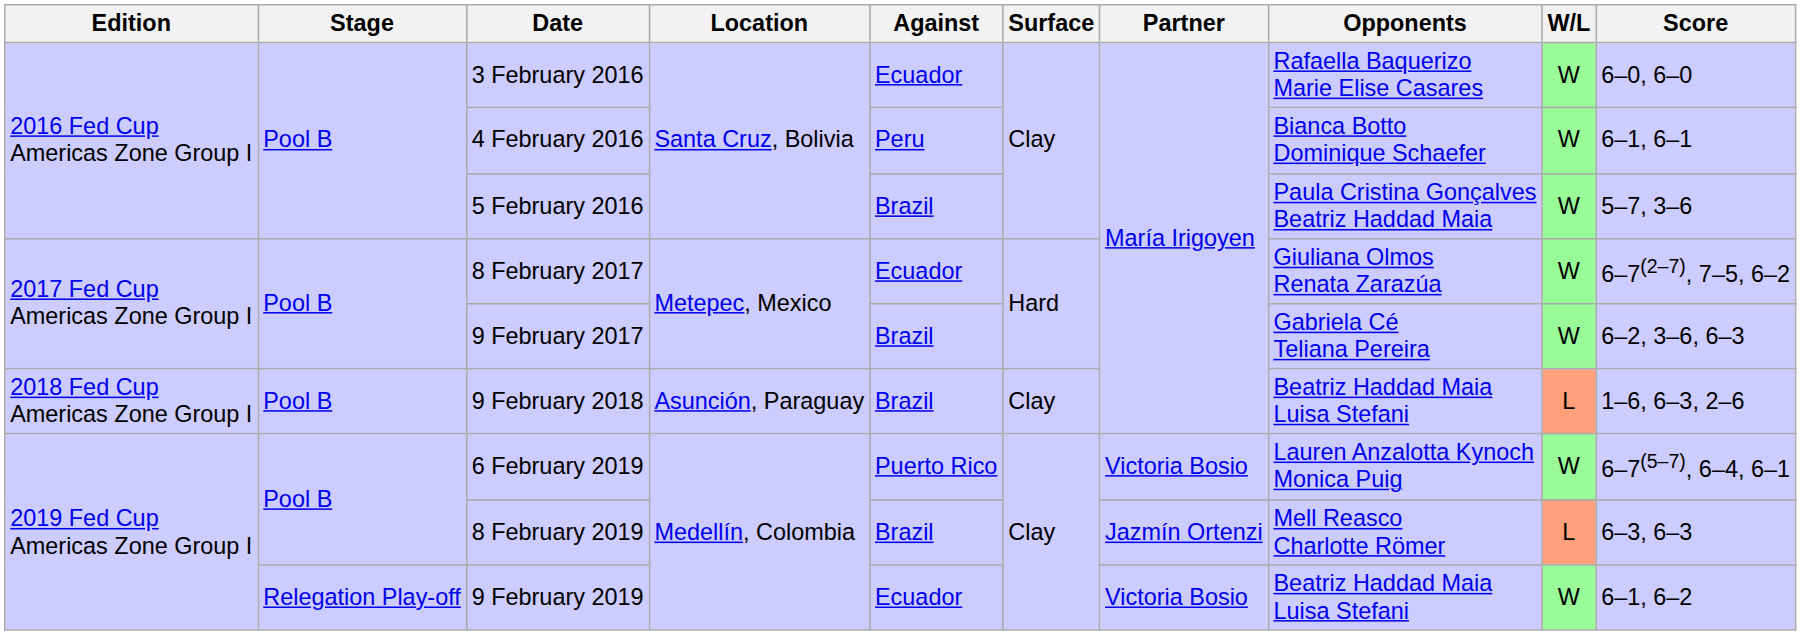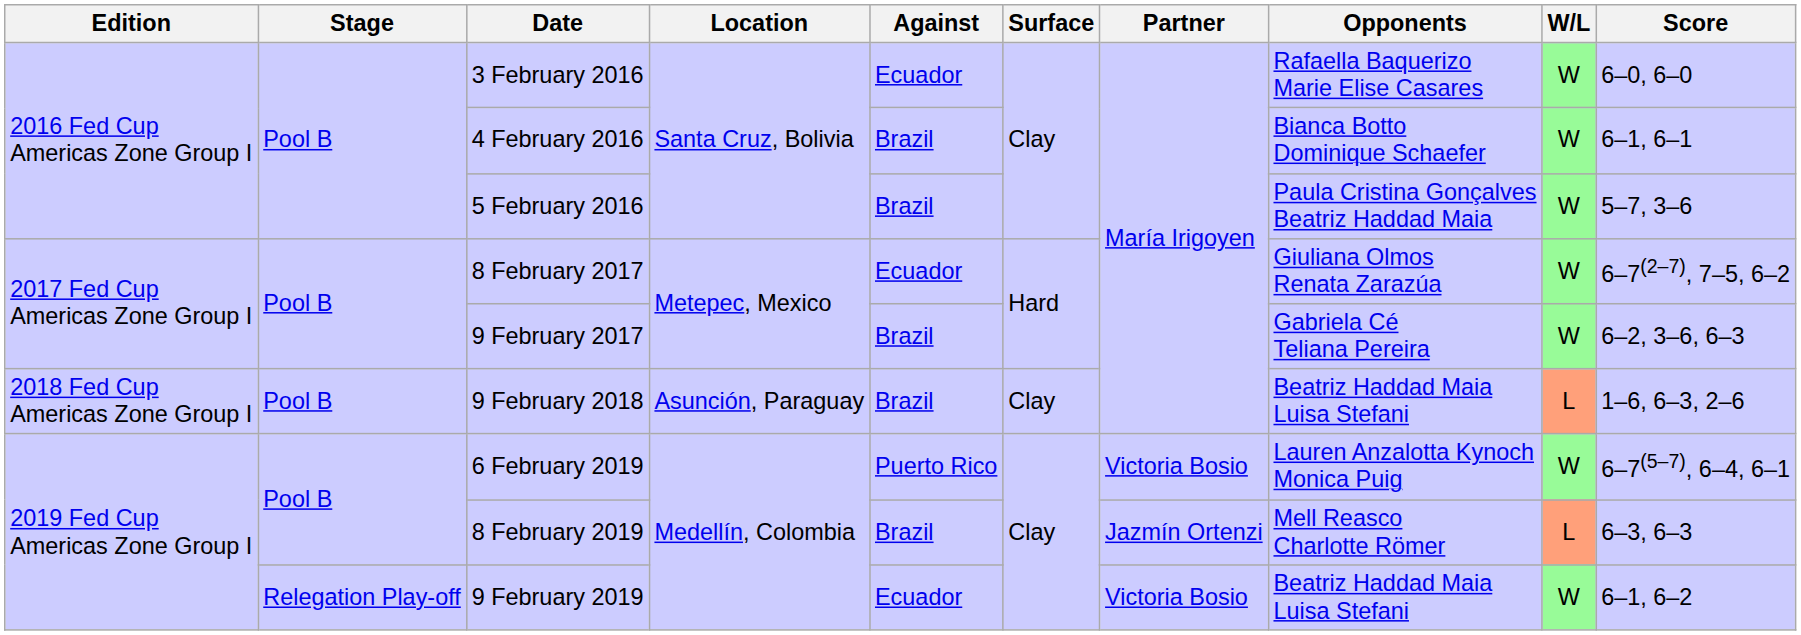(900, 139) Peru -> (904, 139) Brazil
